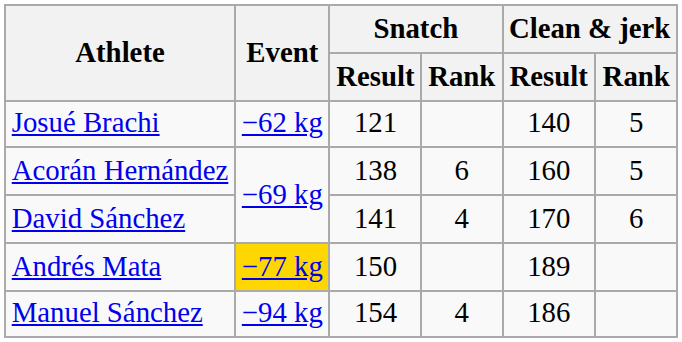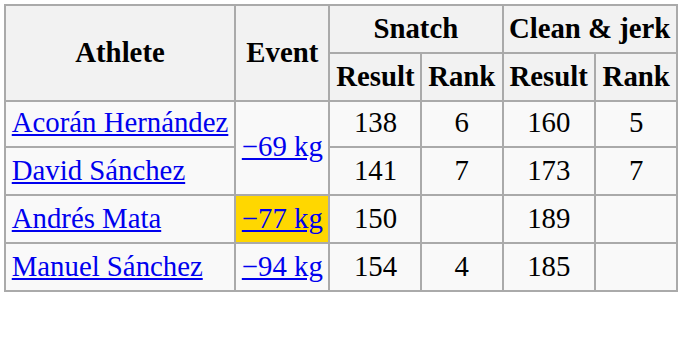- row: (86, 123)
(462, 218) 4 -> (462, 171) 7
(549, 218) 170 -> (549, 171) 173
(636, 218) 6 -> (636, 171) 7
(549, 313) 186 -> (549, 266) 185
